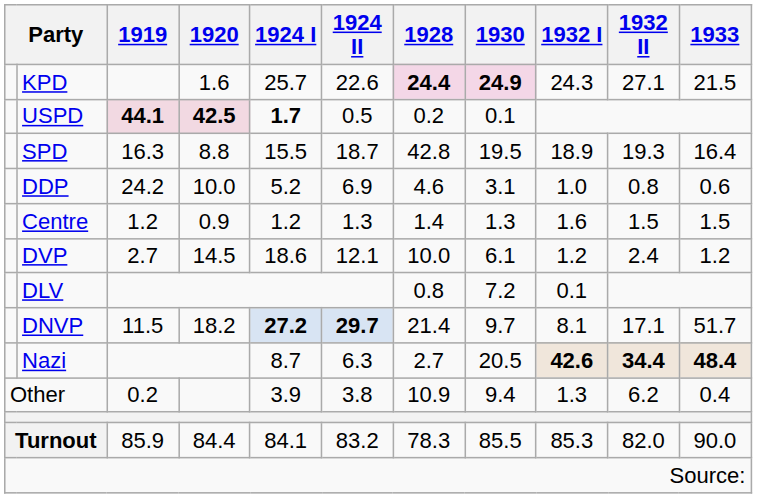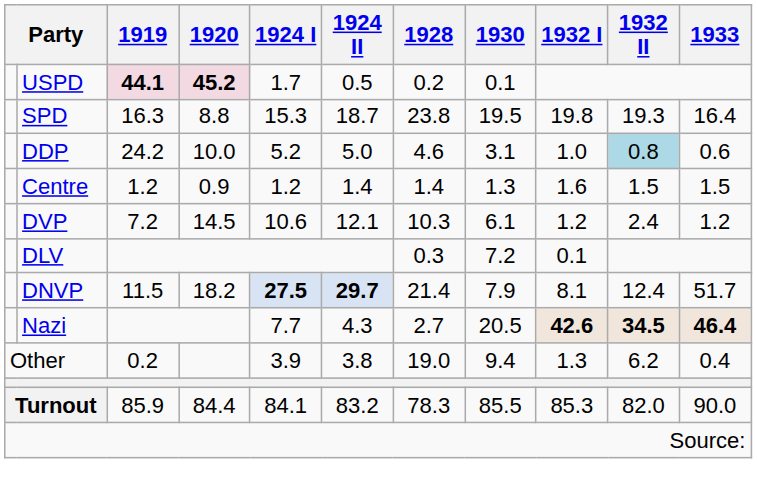- row: (45, 82)
(214, 117) 42.5 -> (214, 82) 45.2
(286, 117) bold -> (286, 82) normal
(286, 151) 15.5 -> (286, 117) 15.3
(429, 151) 42.8 -> (429, 117) 23.8
(572, 151) 18.9 -> (572, 117) 19.8
(357, 186) 6.9 -> (357, 151) 5.0
(643, 186) no background -> (643, 151) lightblue background
(357, 221) 1.3 -> (357, 186) 1.4
(143, 256) 2.7 -> (143, 221) 7.2
(286, 256) 18.6 -> (286, 221) 10.6
(429, 256) 10.0 -> (429, 221) 10.3
(429, 291) 0.8 -> (429, 256) 0.3
(286, 325) 27.2 -> (286, 291) 27.5
(500, 325) 9.7 -> (500, 291) 7.9
(643, 325) 17.1 -> (643, 291) 12.4
(286, 360) 8.7 -> (286, 325) 7.7
(357, 360) 6.3 -> (357, 325) 4.3
(643, 360) 34.4 -> (643, 325) 34.5
(715, 360) 48.4 -> (715, 325) 46.4
(429, 395) 10.9 -> (429, 360) 19.0
